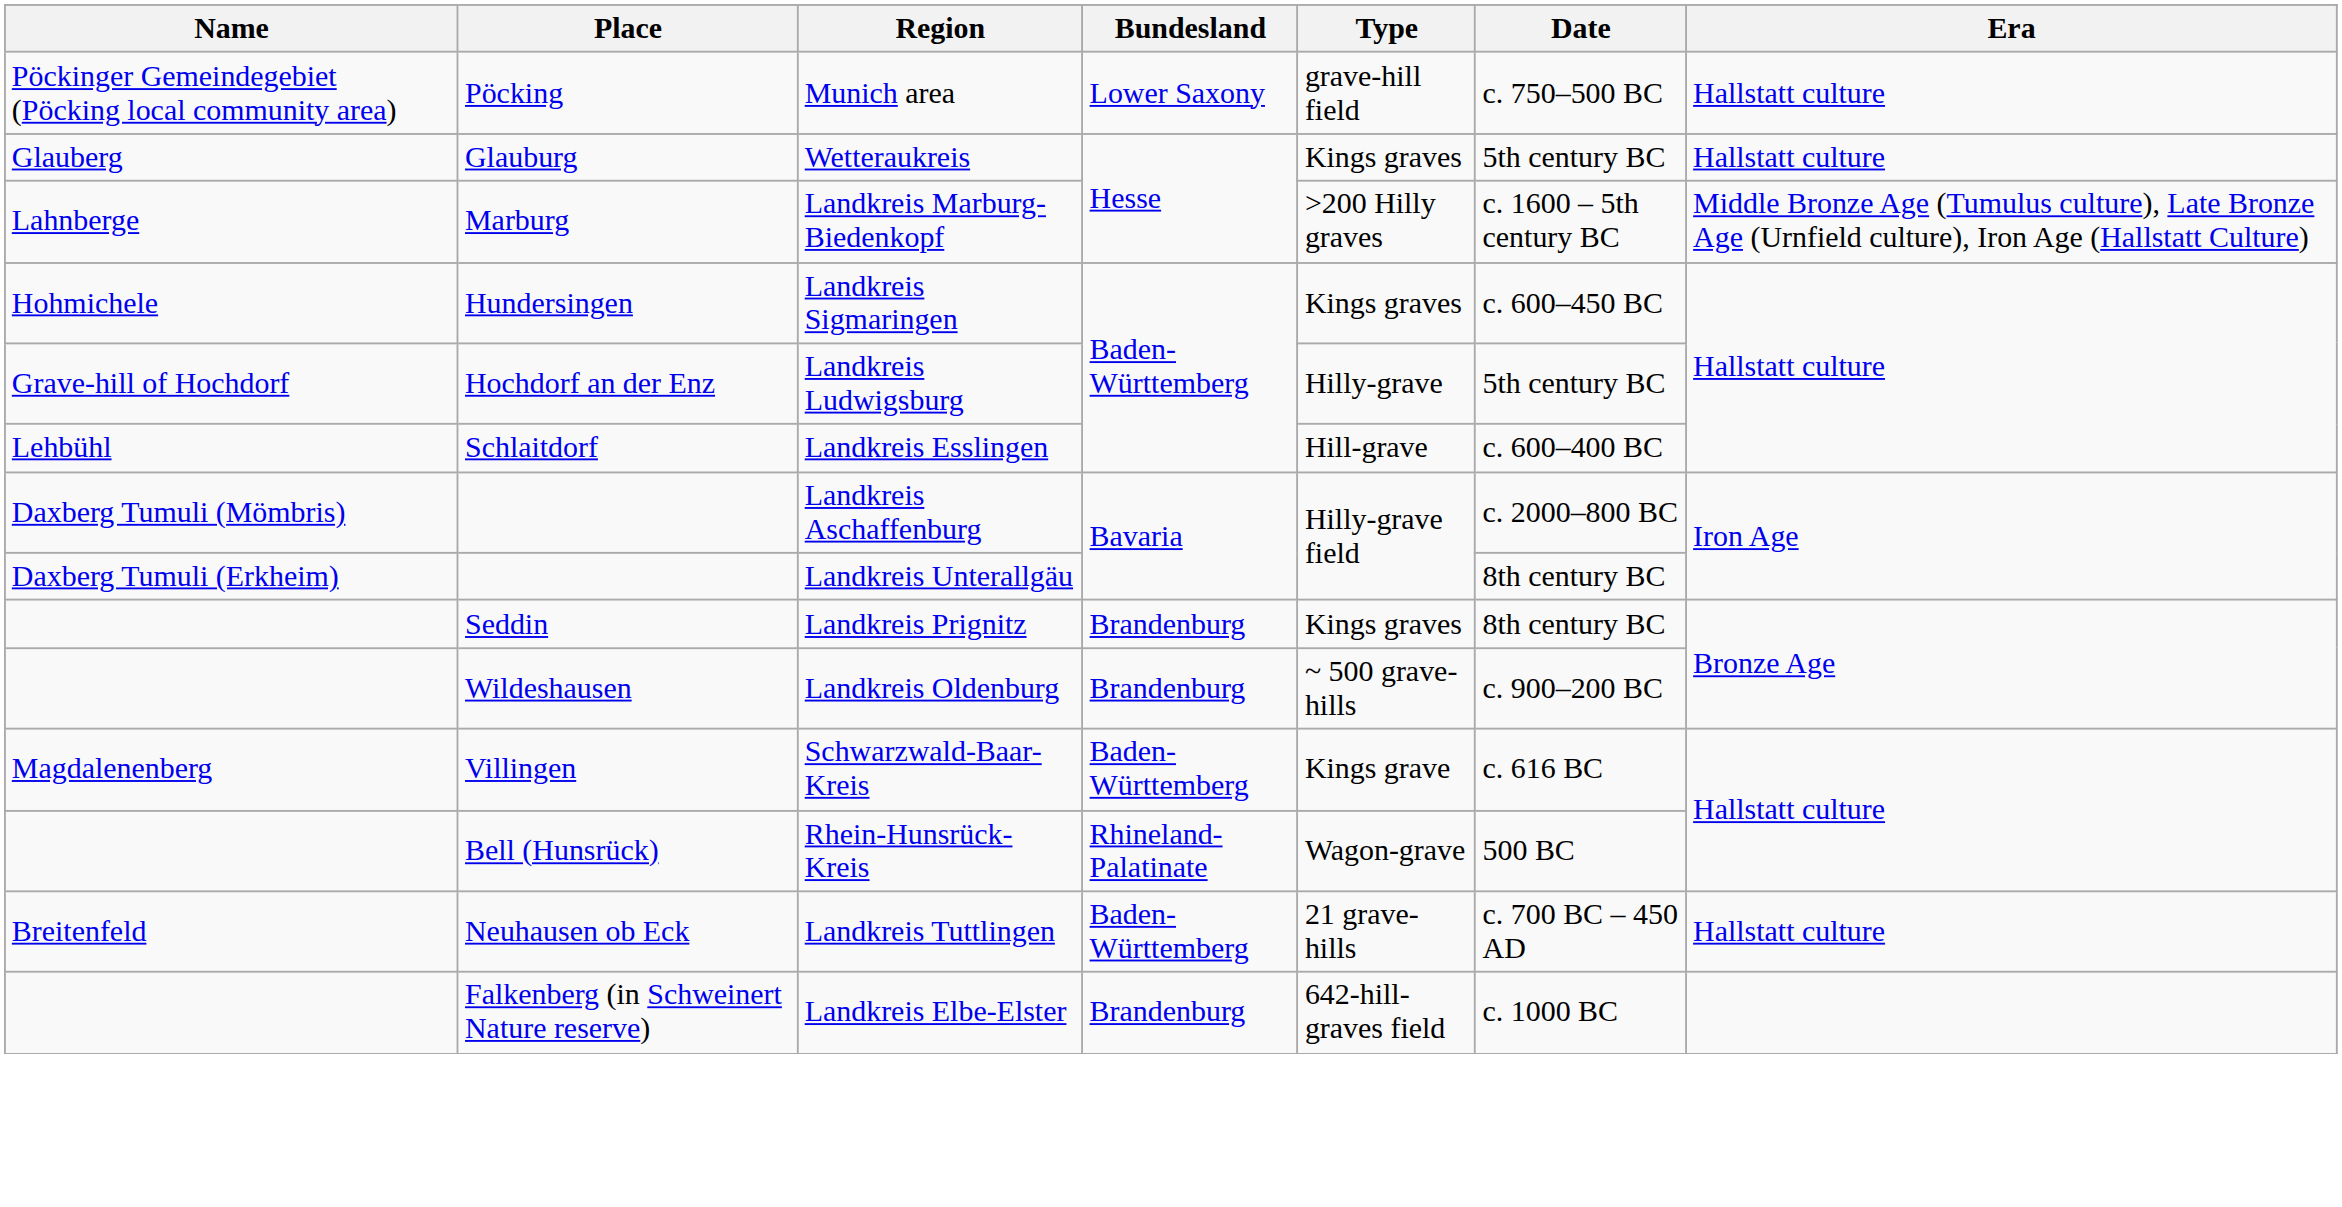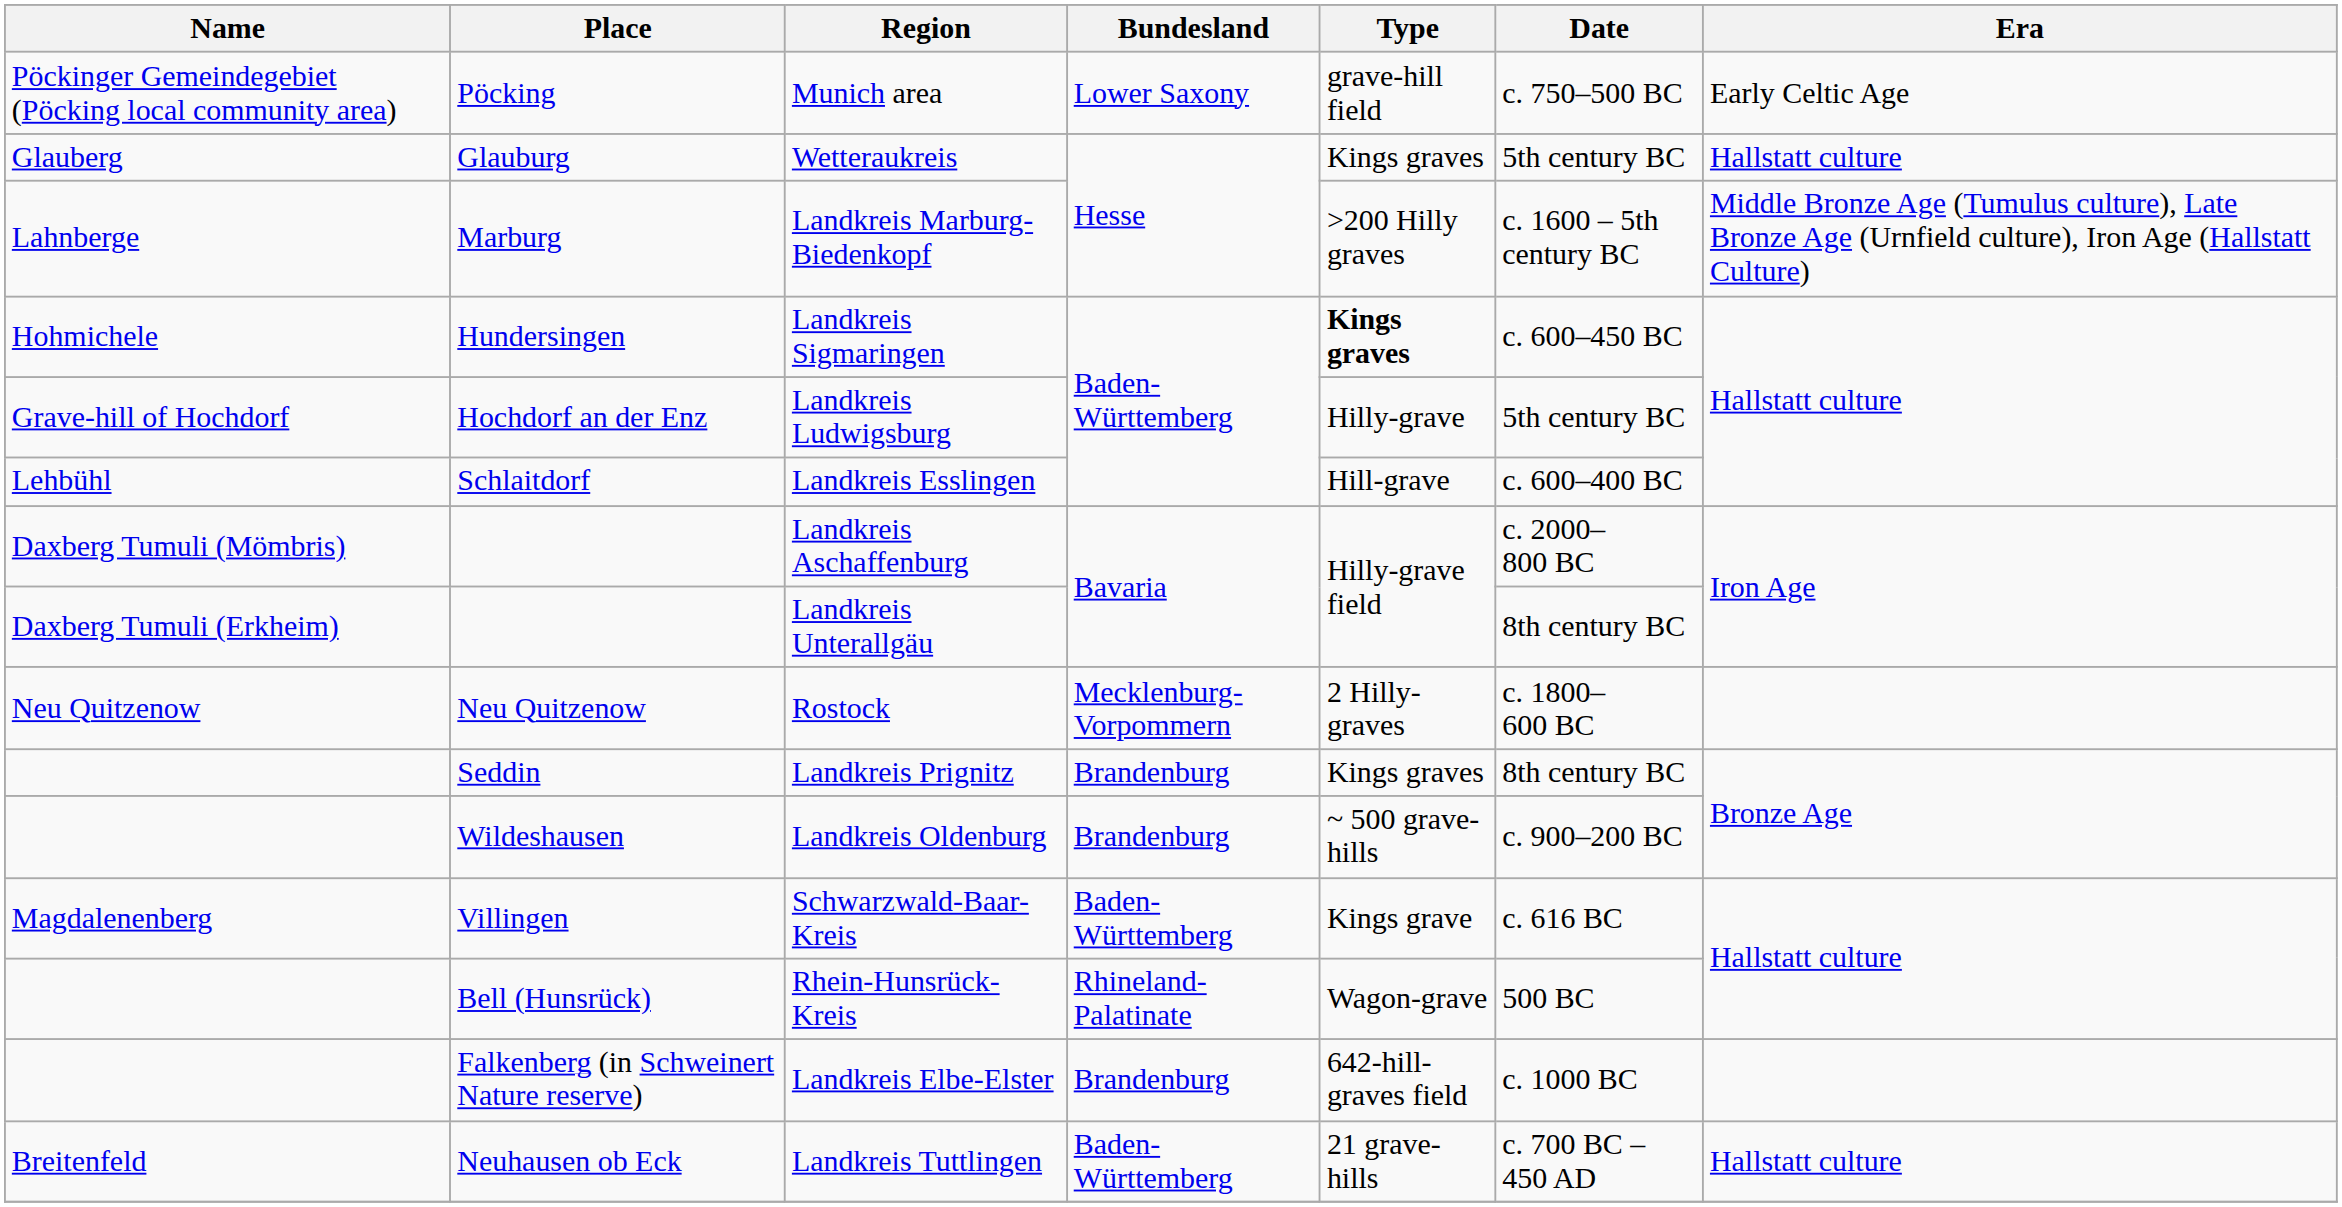(1789, 92) Hallstatt culture -> (1810, 92) Early Celtic Age
(1383, 302) normal -> (1368, 335) bold
+ row: (841, 707)
rows swapped: (936, 1012) <-> (930, 931)
